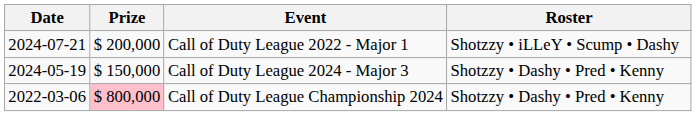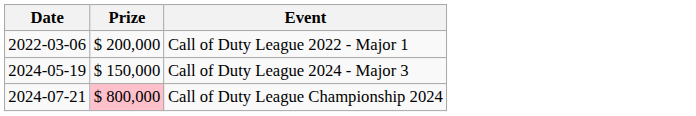- column: (569, 17)
(47, 44) 2024-07-21 -> (47, 44) 2022-03-06
(47, 96) 2022-03-06 -> (47, 96) 2024-07-21
